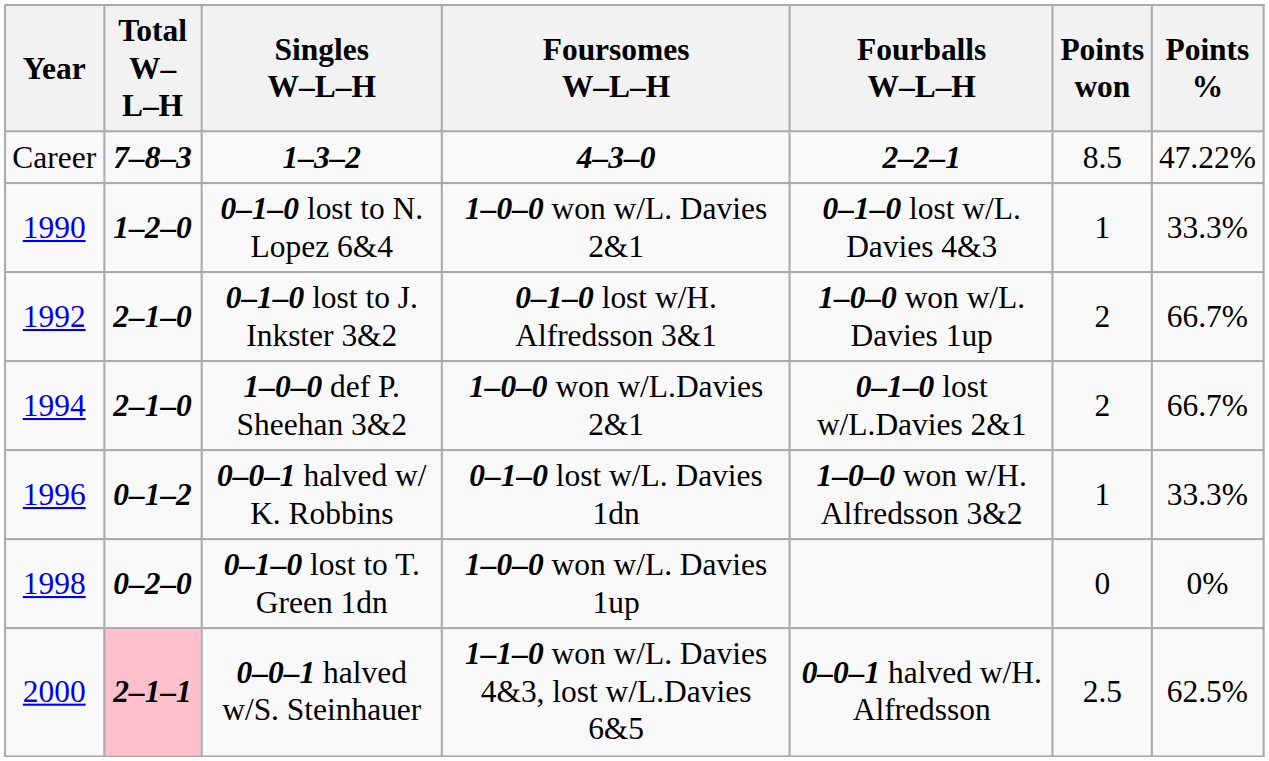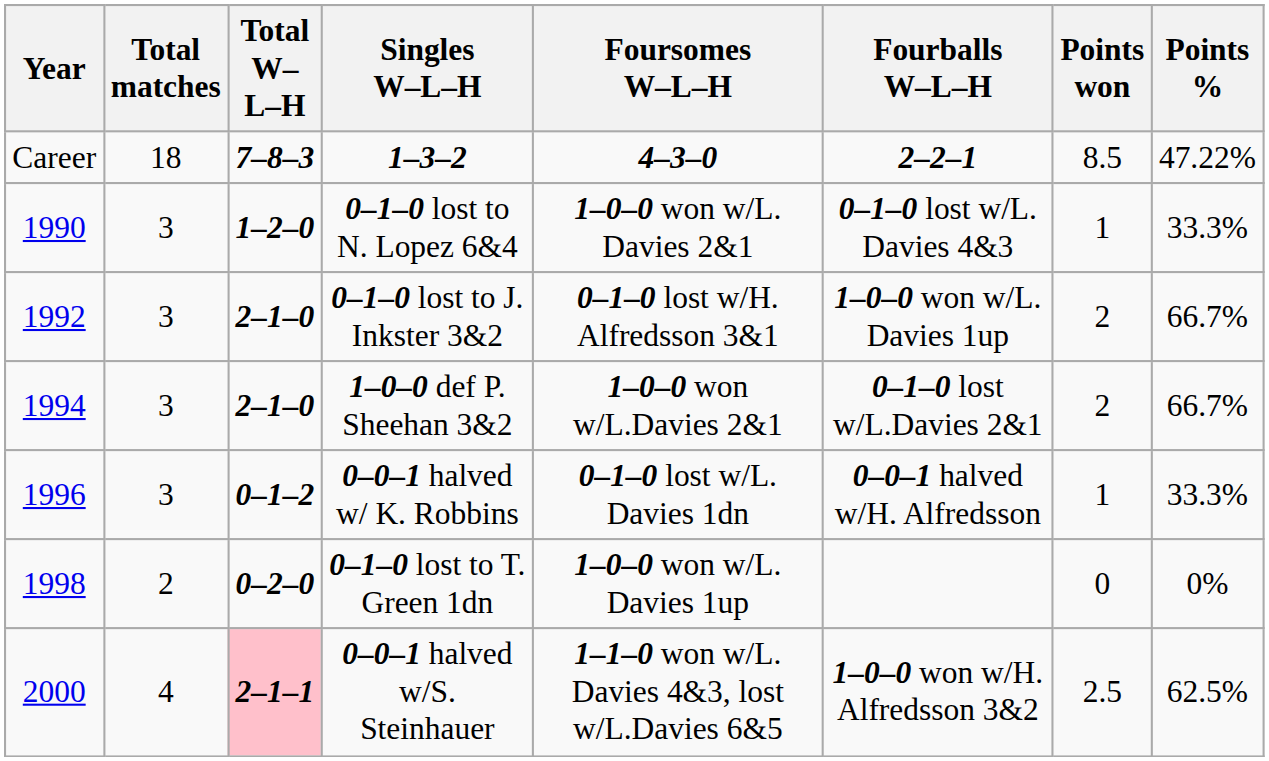+ column: (166, 67)
(922, 494) 1–0–0 won w/H. Alfredsson 3&2 -> (938, 494) 0–0–1 halved w/H. Alfredsson
(922, 691) 0–0–1 halved w/H. Alfredsson -> (938, 691) 1–0–0 won w/H. Alfredsson 3&2
